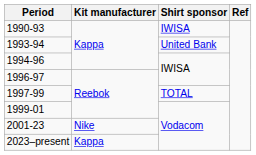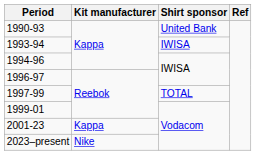(175, 28) IWISA -> (189, 28) United Bank
(189, 45) United Bank -> (175, 45) IWISA
(84, 126) Nike -> (89, 126) Kappa
(89, 142) Kappa -> (84, 142) Nike
